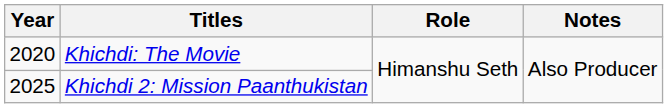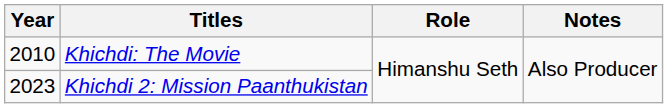(32, 53) 2020 -> (32, 53) 2010
(32, 86) 2025 -> (32, 86) 2023
